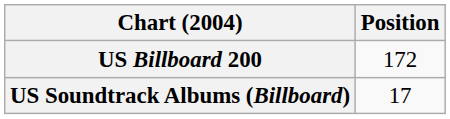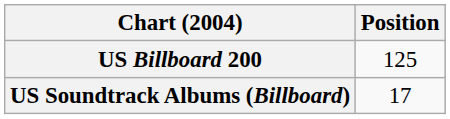(400, 58) 172 -> (400, 58) 125
